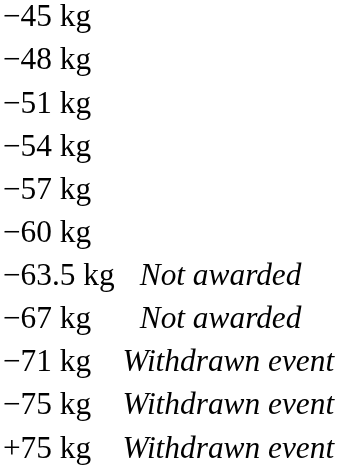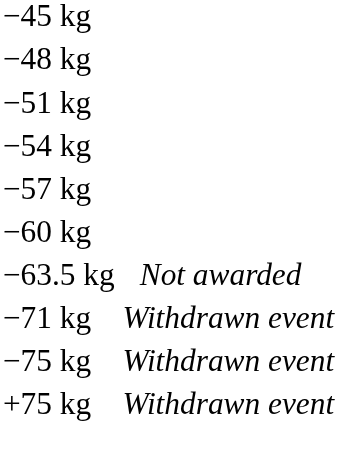- row: (47, 317)
